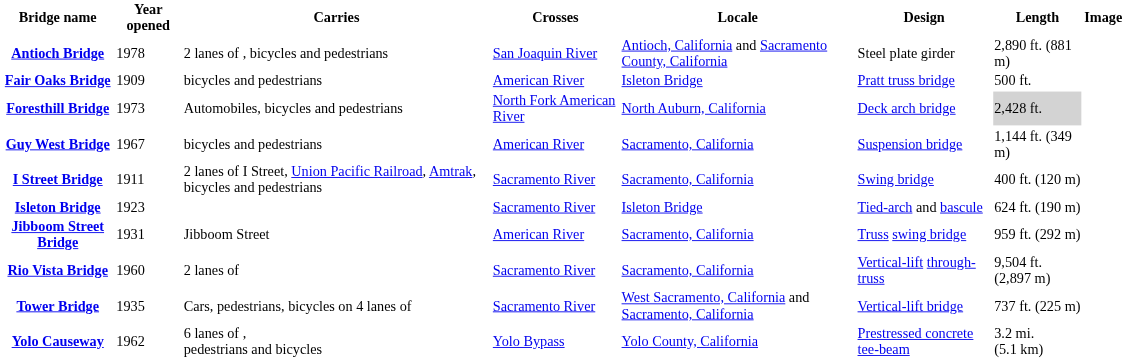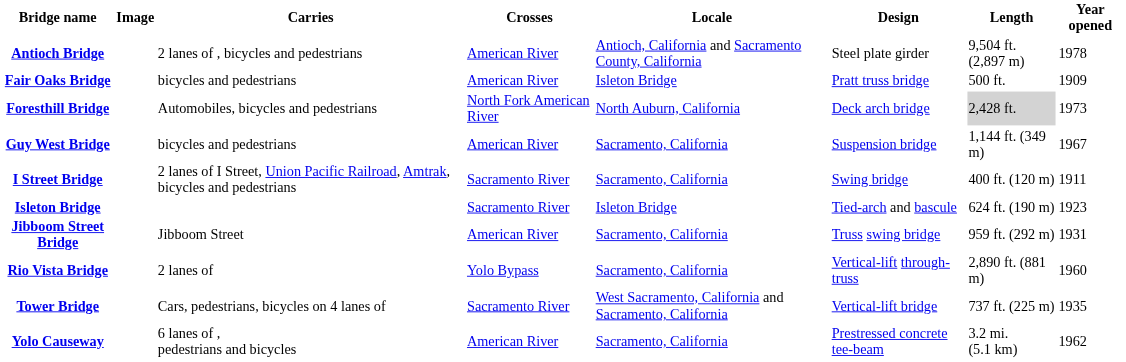columns swapped: (1103, 17) <-> (148, 17)
(545, 53) San Joaquin River -> (513, 53) American River
(1033, 53) 2,890 ft. (881 m) -> (996, 53) 9,504 ft. (2,897 m)
(544, 270) Sacramento River -> (503, 270) Yolo Bypass
(1022, 270) 9,504 ft. (2,897 m) -> (1007, 270) 2,890 ft. (881 m)
(529, 341) Yolo Bypass -> (513, 341) American River
(690, 341) Yolo County, California -> (662, 341) Sacramento, California
